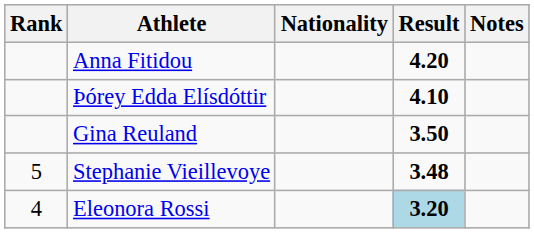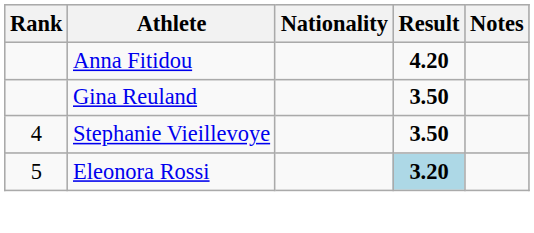- row: (170, 97)
(36, 171) 5 -> (36, 134) 4
(429, 171) 3.48 -> (429, 134) 3.50
(36, 208) 4 -> (36, 171) 5
